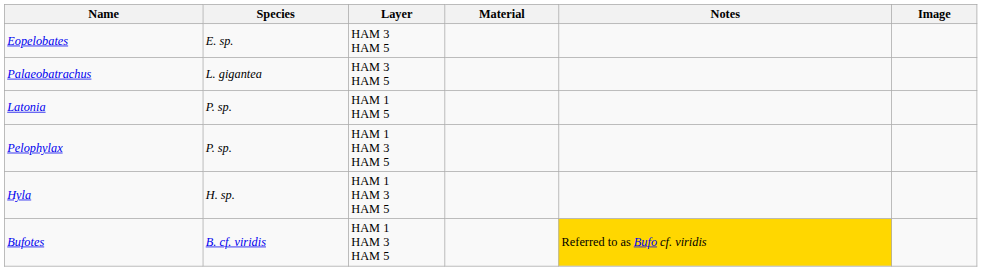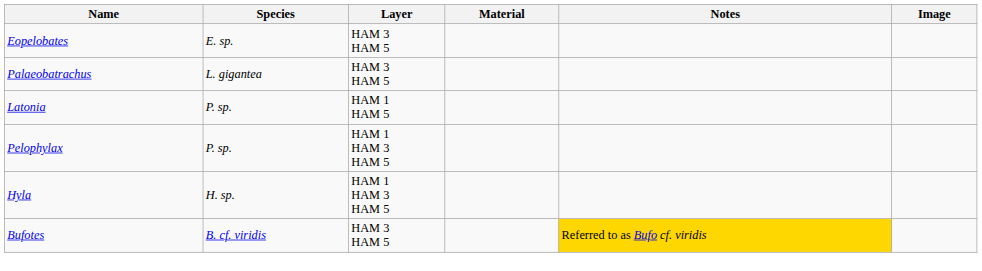(370, 242) HAM 1 HAM 3 HAM 5 -> (370, 235) HAM 3 HAM 5
